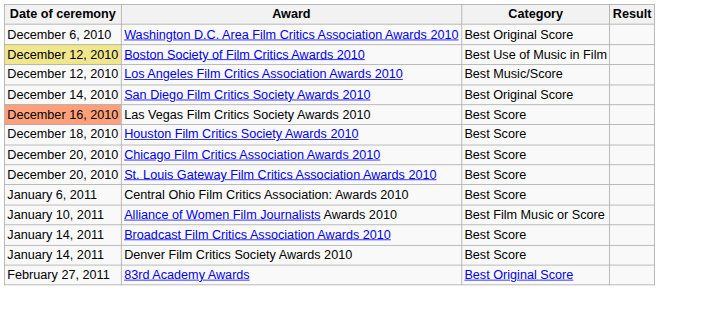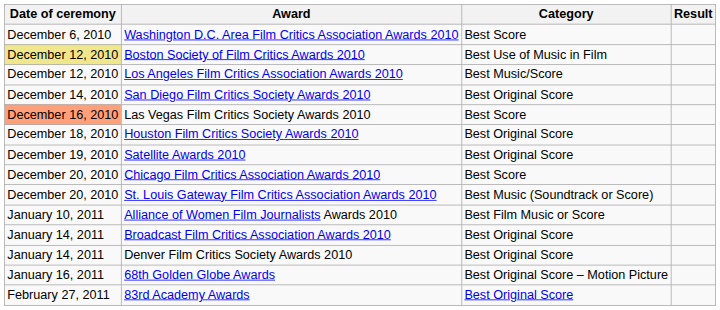(519, 34) Best Original Score -> (495, 34) Best Score
(495, 134) Best Score -> (519, 134) Best Original Score
+ row: (185, 154)
(495, 174) Best Score -> (559, 194) Best Music (Soundtrack or Score)
- row: (266, 194)
(495, 235) Best Score -> (519, 235) Best Original Score
(495, 255) Best Score -> (519, 255) Best Original Score
+ row: (200, 275)
